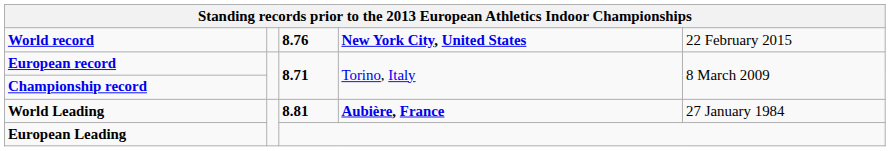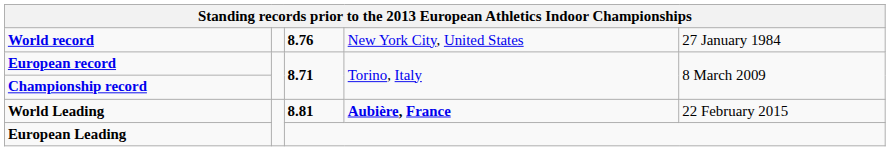(434, 39) bold -> (436, 39) normal
(739, 39) 22 February 2015 -> (731, 39) 27 January 1984
(735, 110) 27 January 1984 -> (735, 110) 22 February 2015
